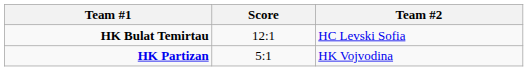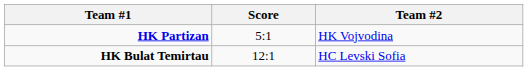rows swapped: (155, 35) <-> (173, 55)
